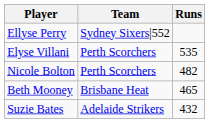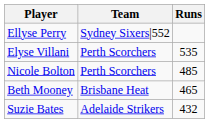(189, 71) 482 -> (189, 71) 485
